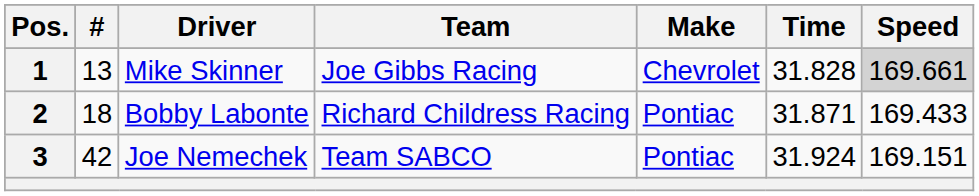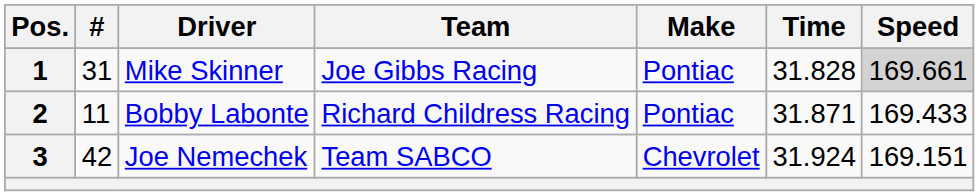(97, 70) 13 -> (97, 70) 31
(701, 70) Chevrolet -> (688, 70) Pontiac
(97, 113) 18 -> (96, 113) 11
(688, 157) Pontiac -> (701, 157) Chevrolet
